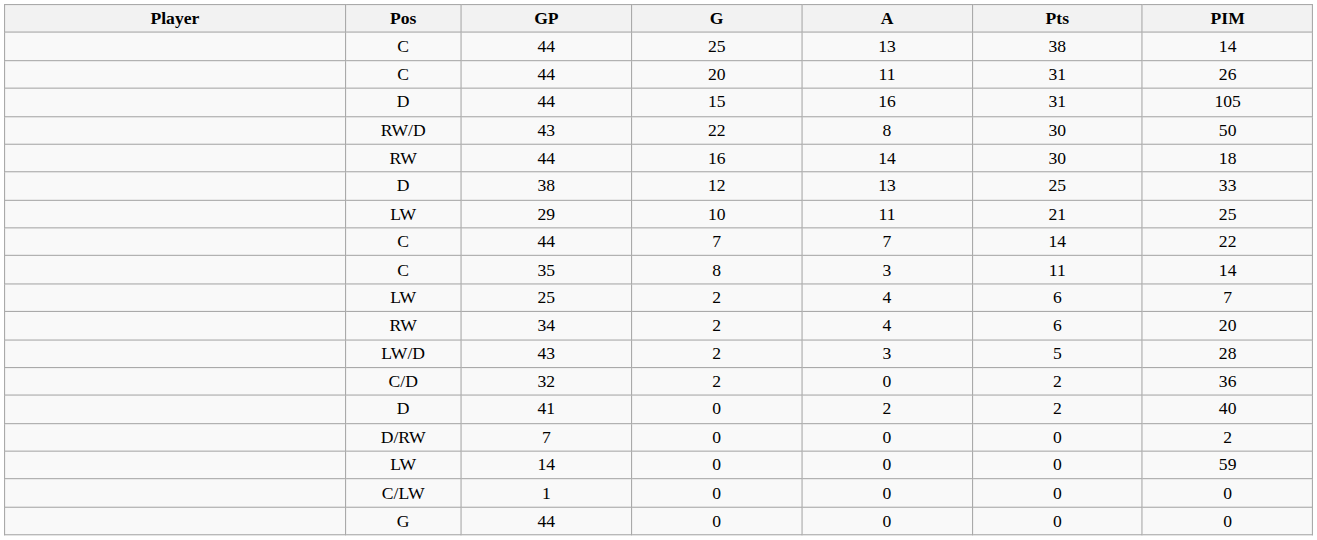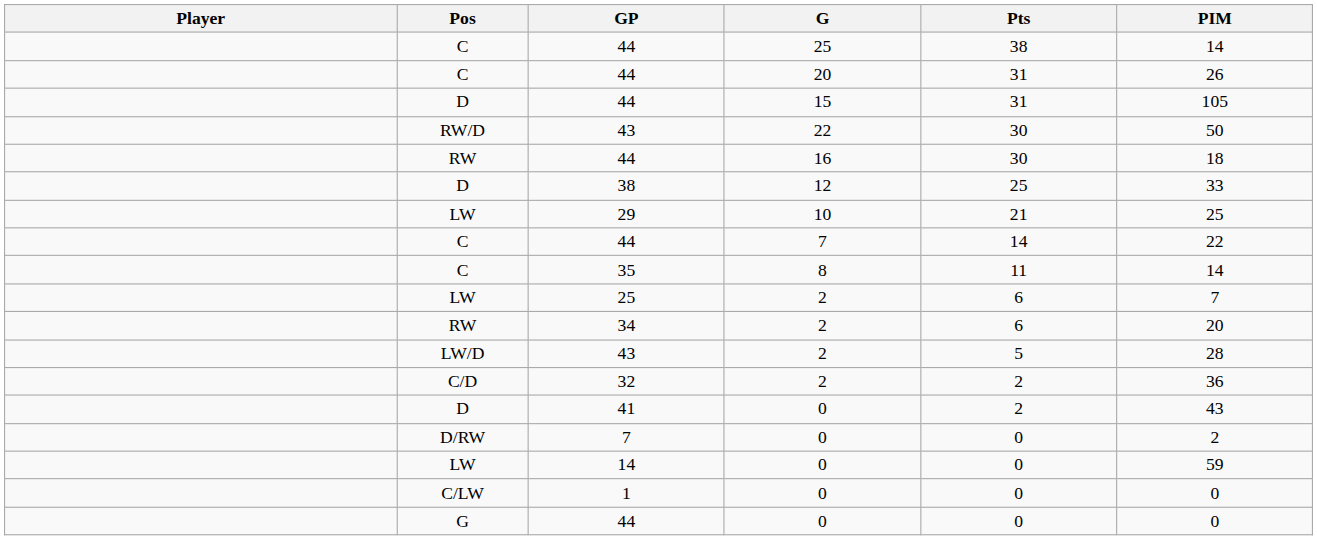- column: (887, 18)
(1228, 409) 40 -> (1215, 409) 43
